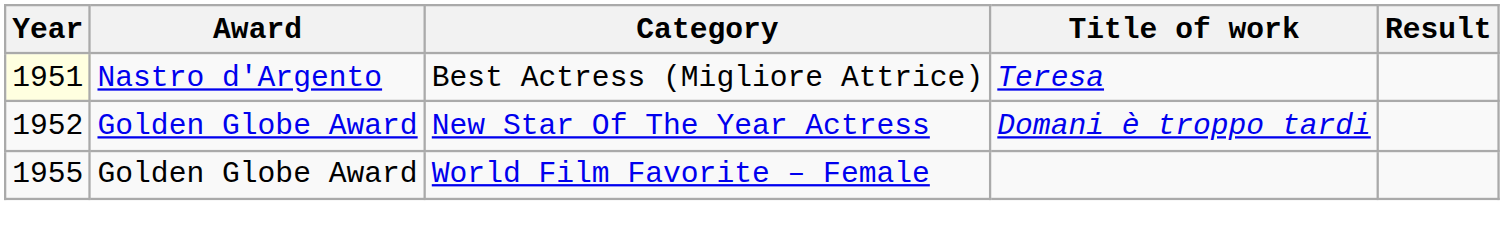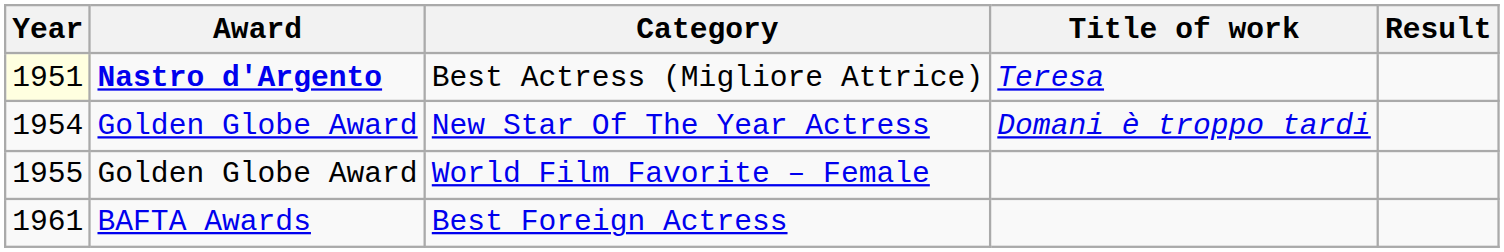(240, 78) normal -> (240, 78) bold
(48, 126) 1952 -> (48, 126) 1954
+ row: (610, 223)
